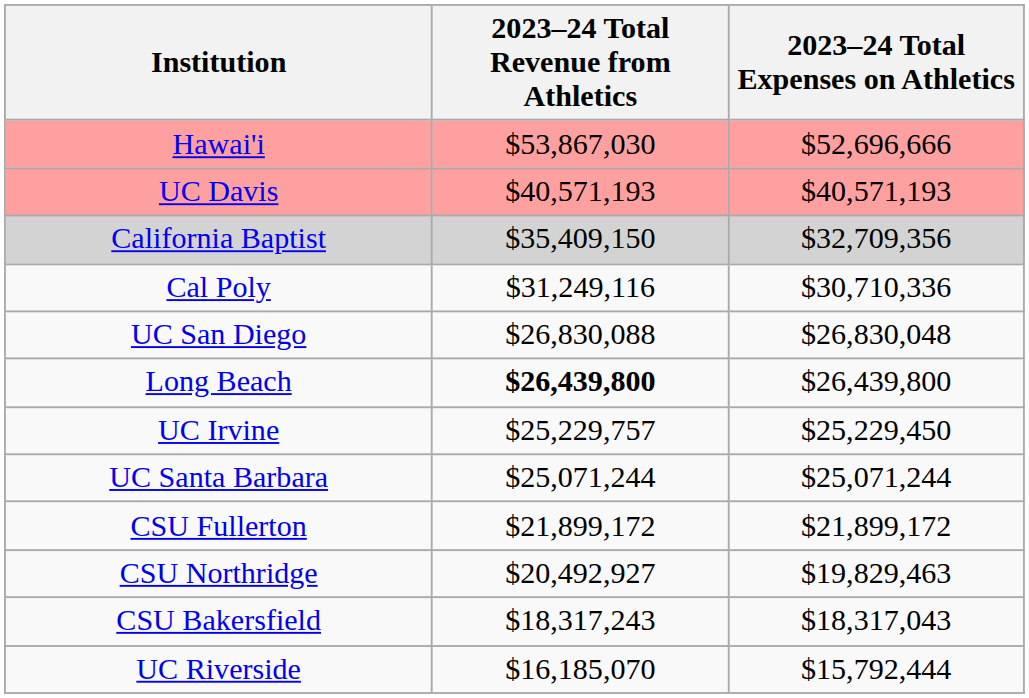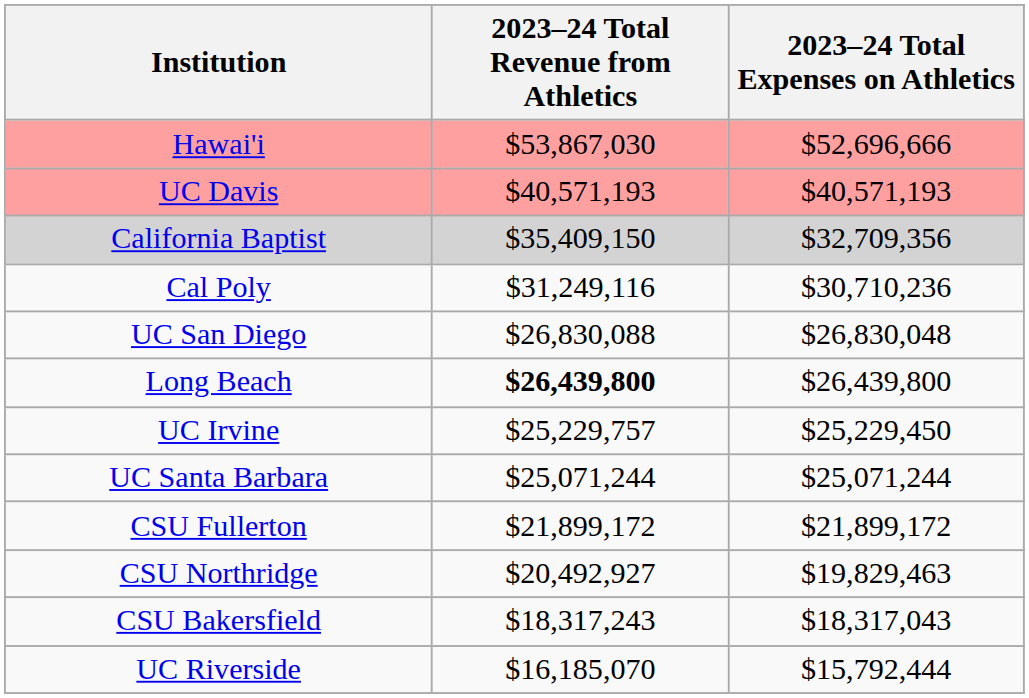(876, 286) $30,710,336 -> (876, 286) $30,710,236
